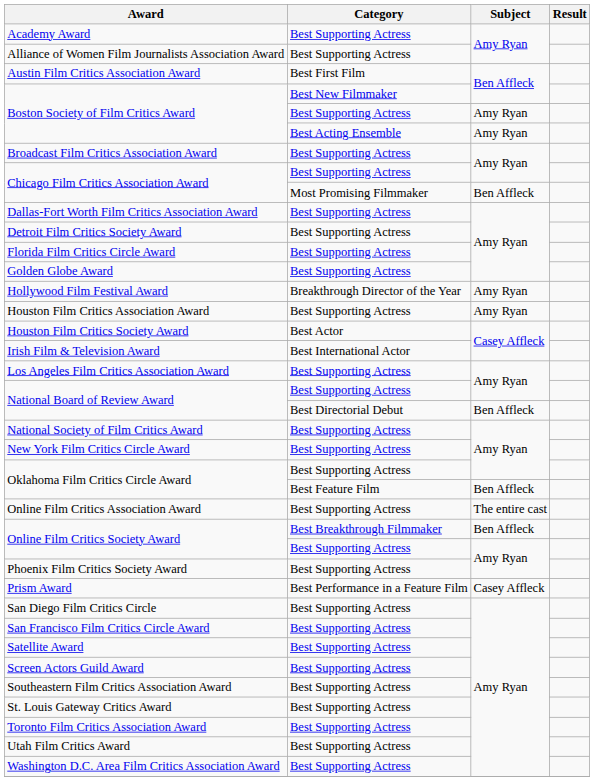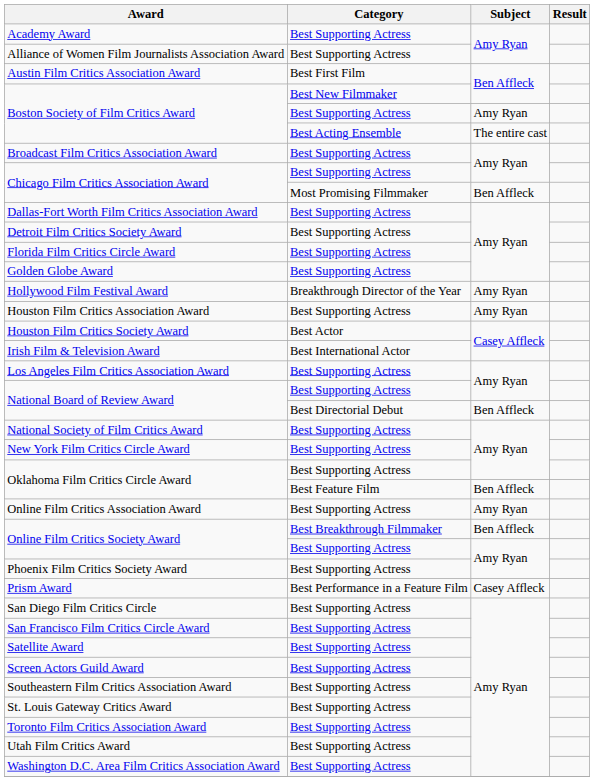(501, 133) Amy Ryan -> (510, 133) The entire cast
(510, 509) The entire cast -> (501, 509) Amy Ryan
